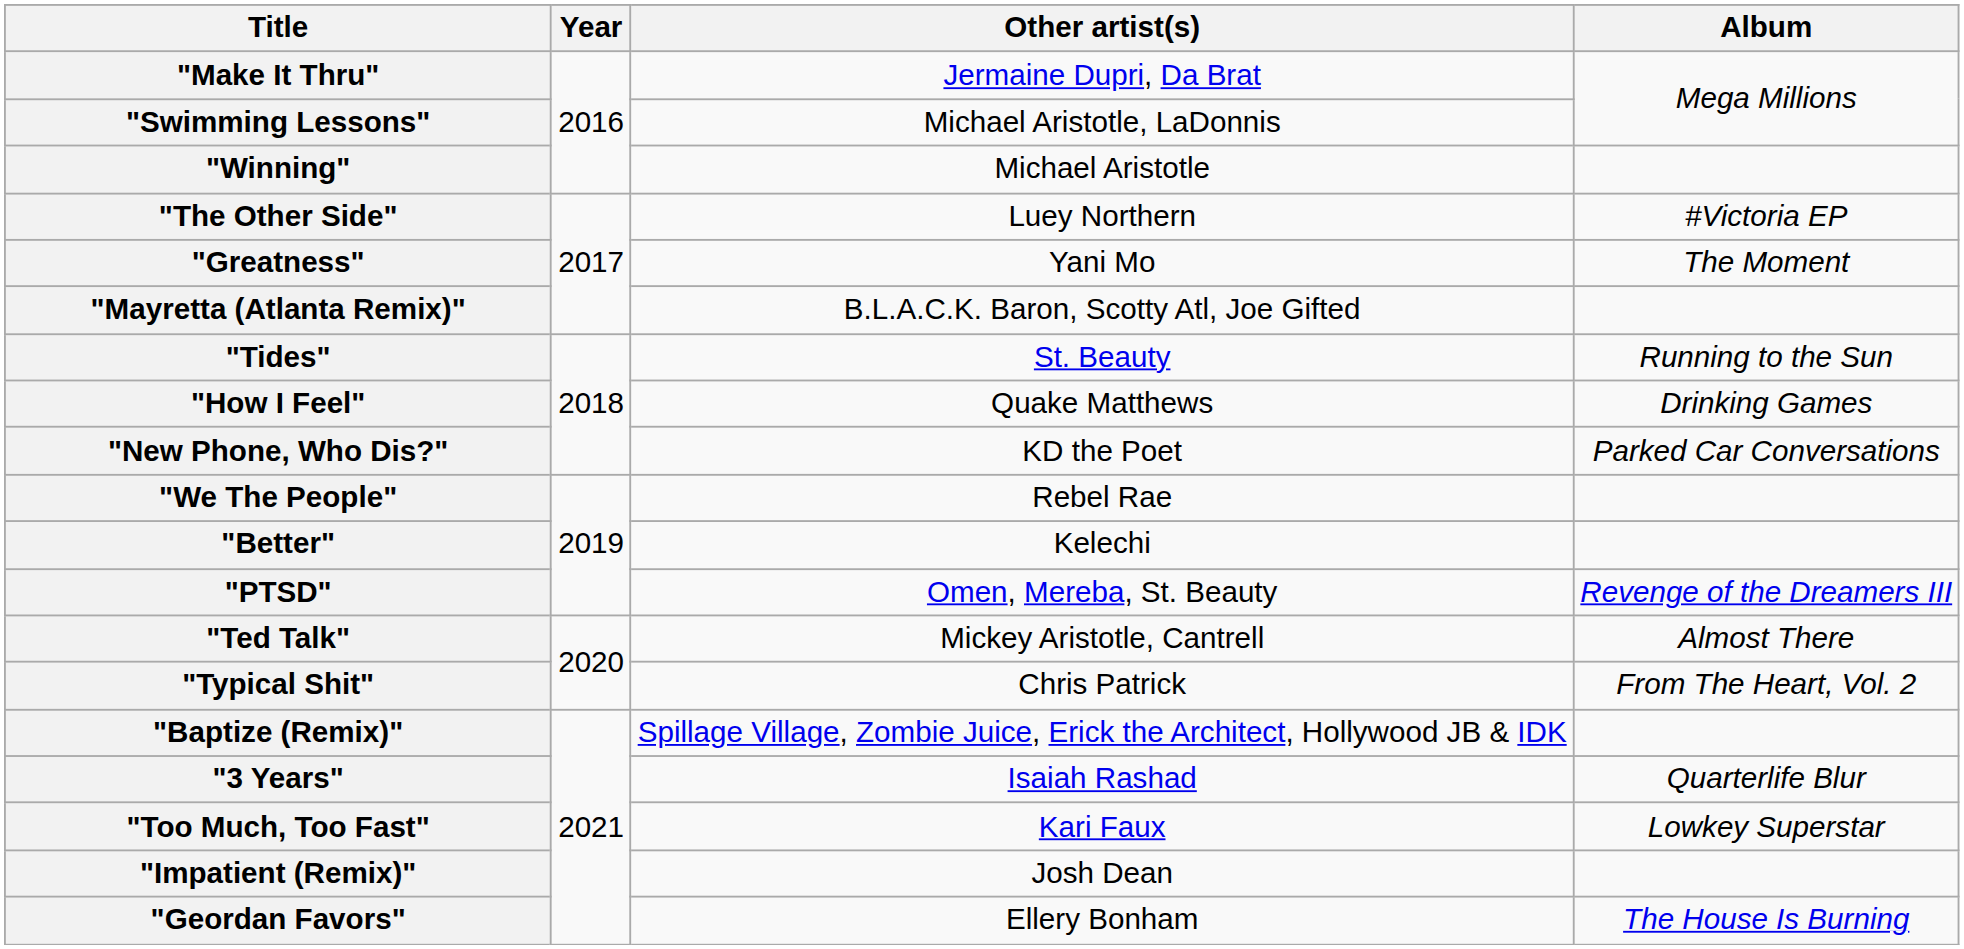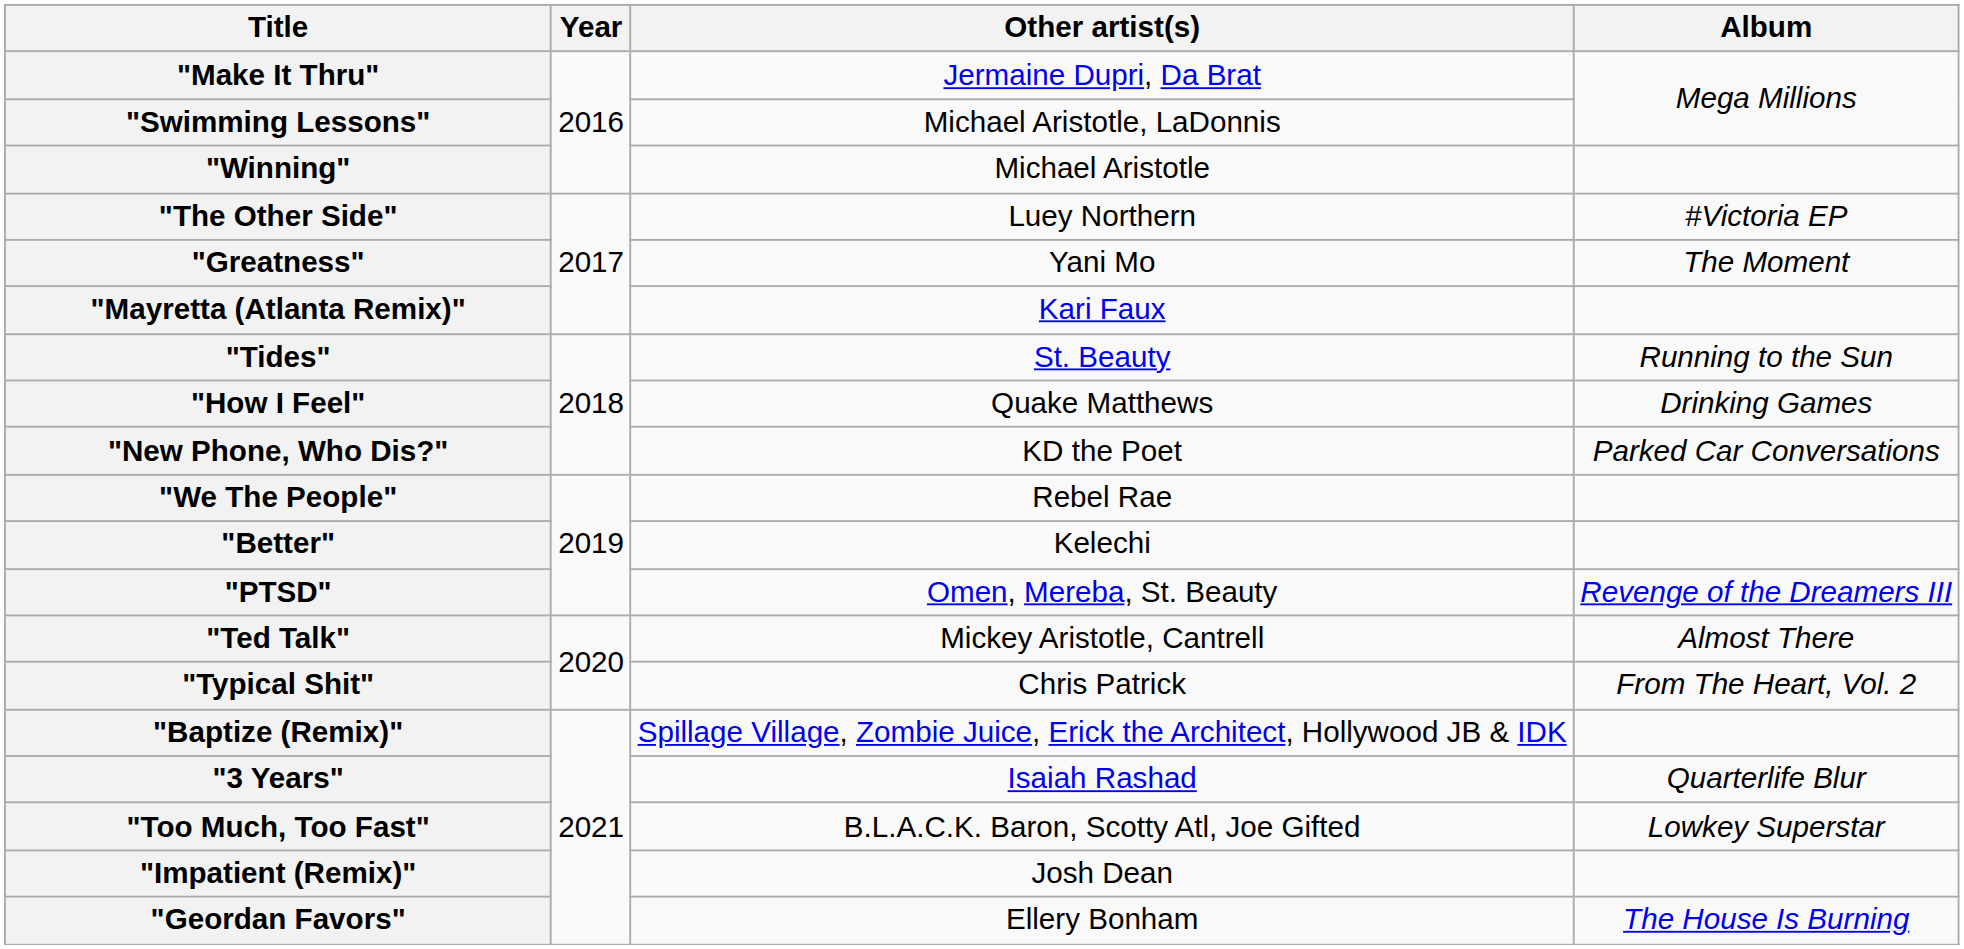(1102, 309) B.L.A.C.K. Baron, Scotty Atl, Joe Gifted -> (1102, 309) Kari Faux
(1102, 826) Kari Faux -> (1102, 826) B.L.A.C.K. Baron, Scotty Atl, Joe Gifted
